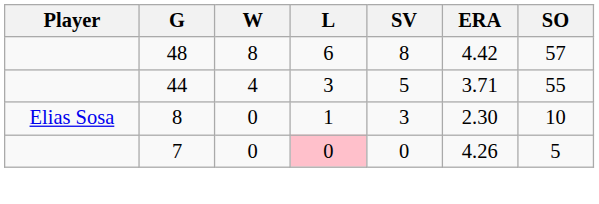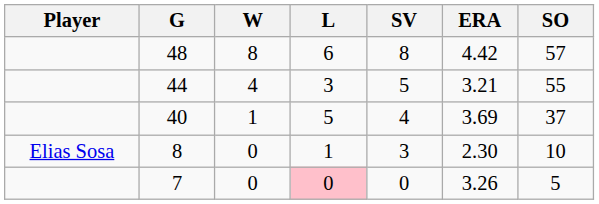(480, 85) 3.71 -> (480, 85) 3.21
+ row: (177, 118)
(480, 150) 4.26 -> (480, 183) 3.26
